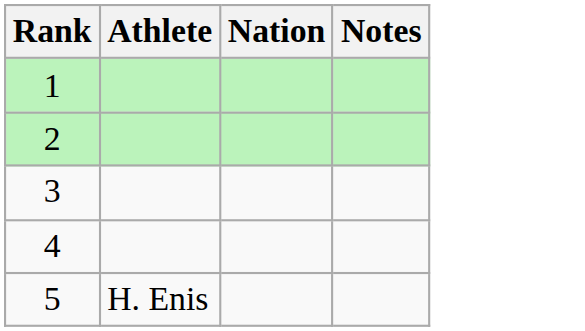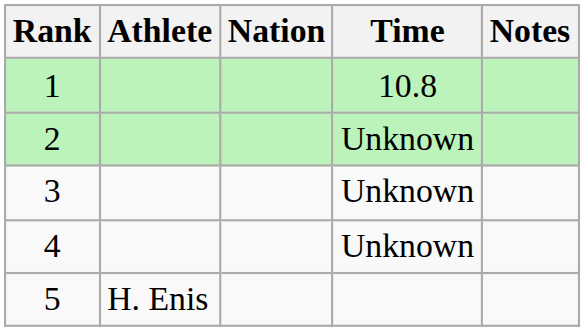+ column: (407, 31)
